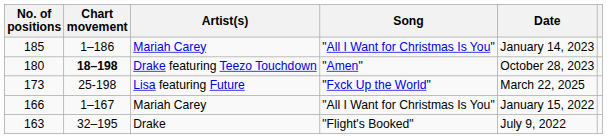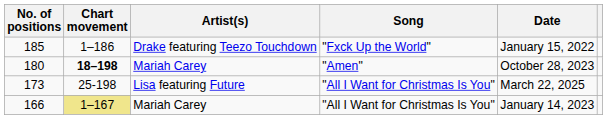(170, 47) Mariah Carey -> (225, 47) Drake featuring Teezo Touchdown
(409, 47) "All I Want for Christmas Is You" -> (377, 47) "Fxck Up the World"
(547, 47) January 14, 2023 -> (547, 47) January 15, 2022
(225, 66) Drake featuring Teezo Touchdown -> (170, 66) Mariah Carey
(377, 85) "Fxck Up the World" -> (409, 85) "All I Want for Christmas Is You"
(97, 104) no background -> (97, 104) khaki background
(547, 104) January 15, 2022 -> (547, 104) January 14, 2023
- row: (34, 124)
